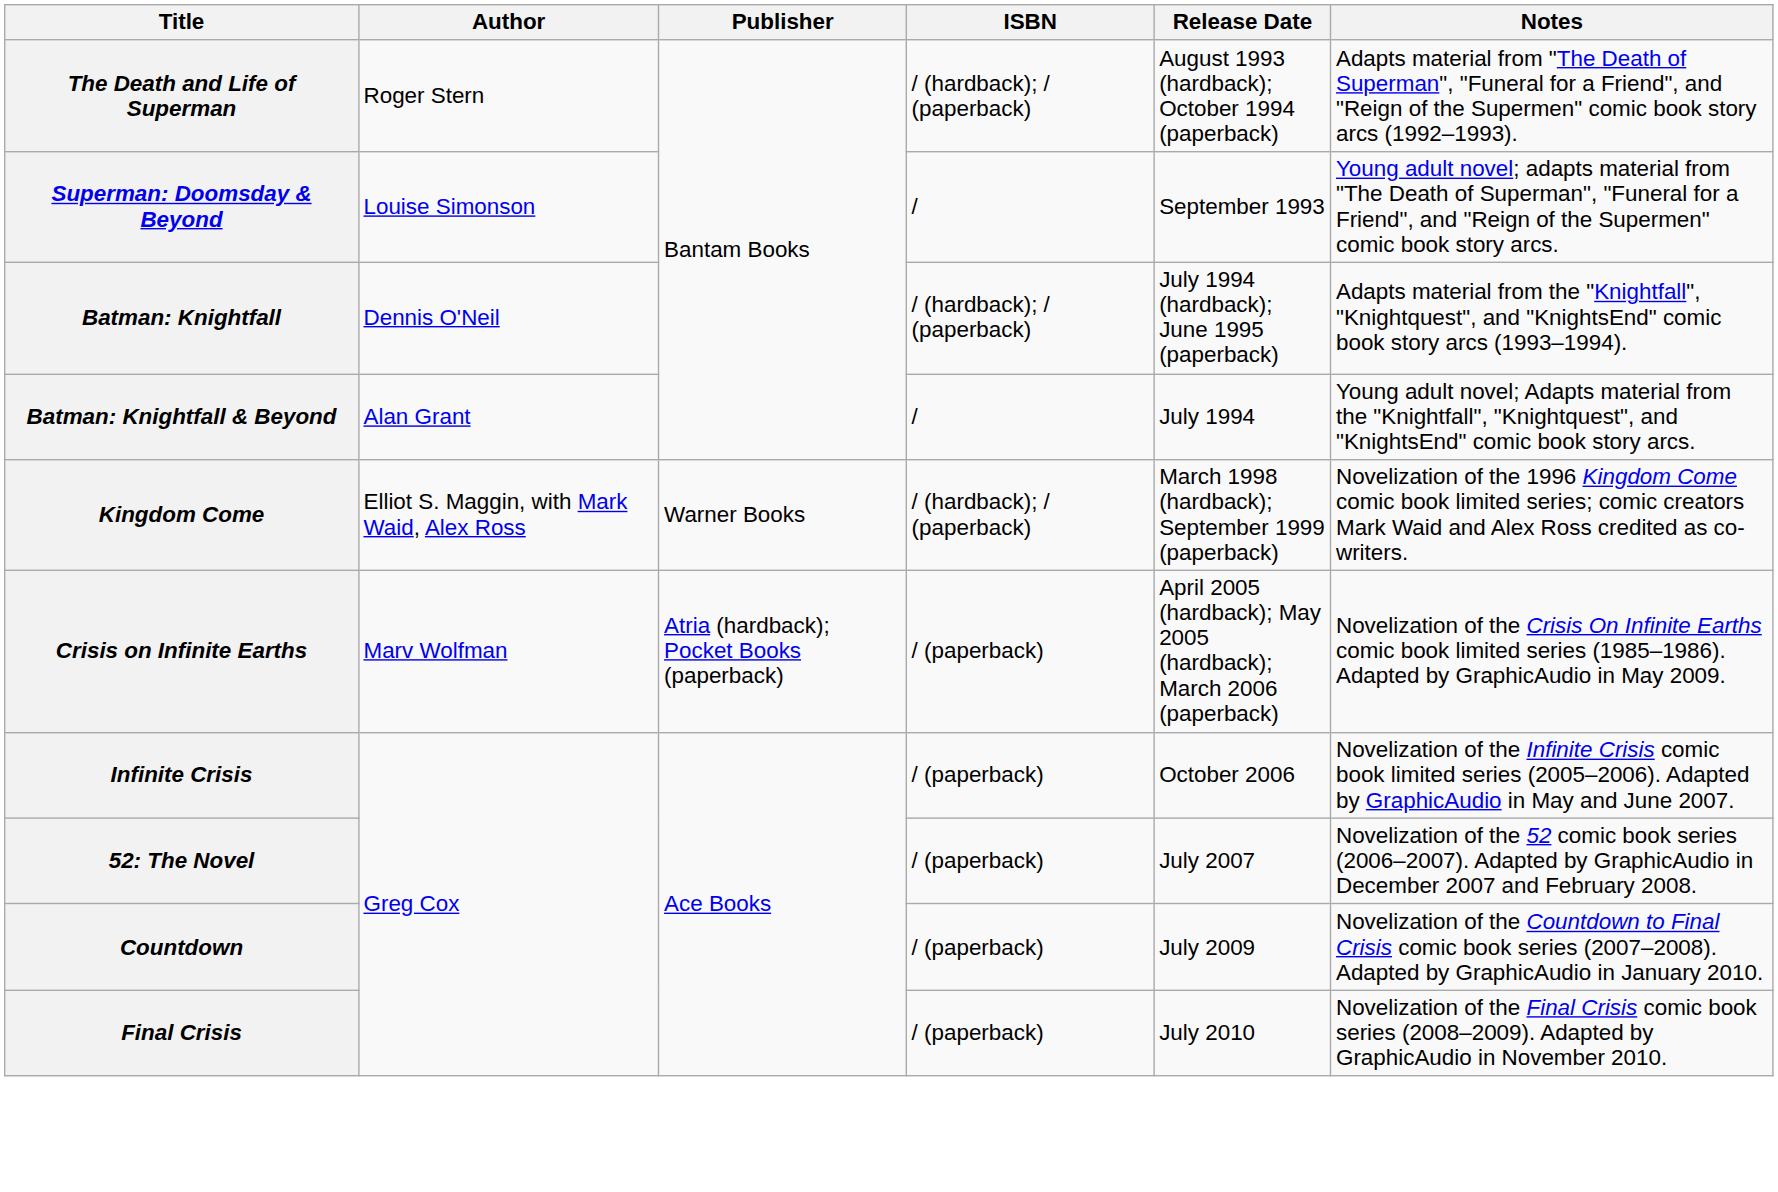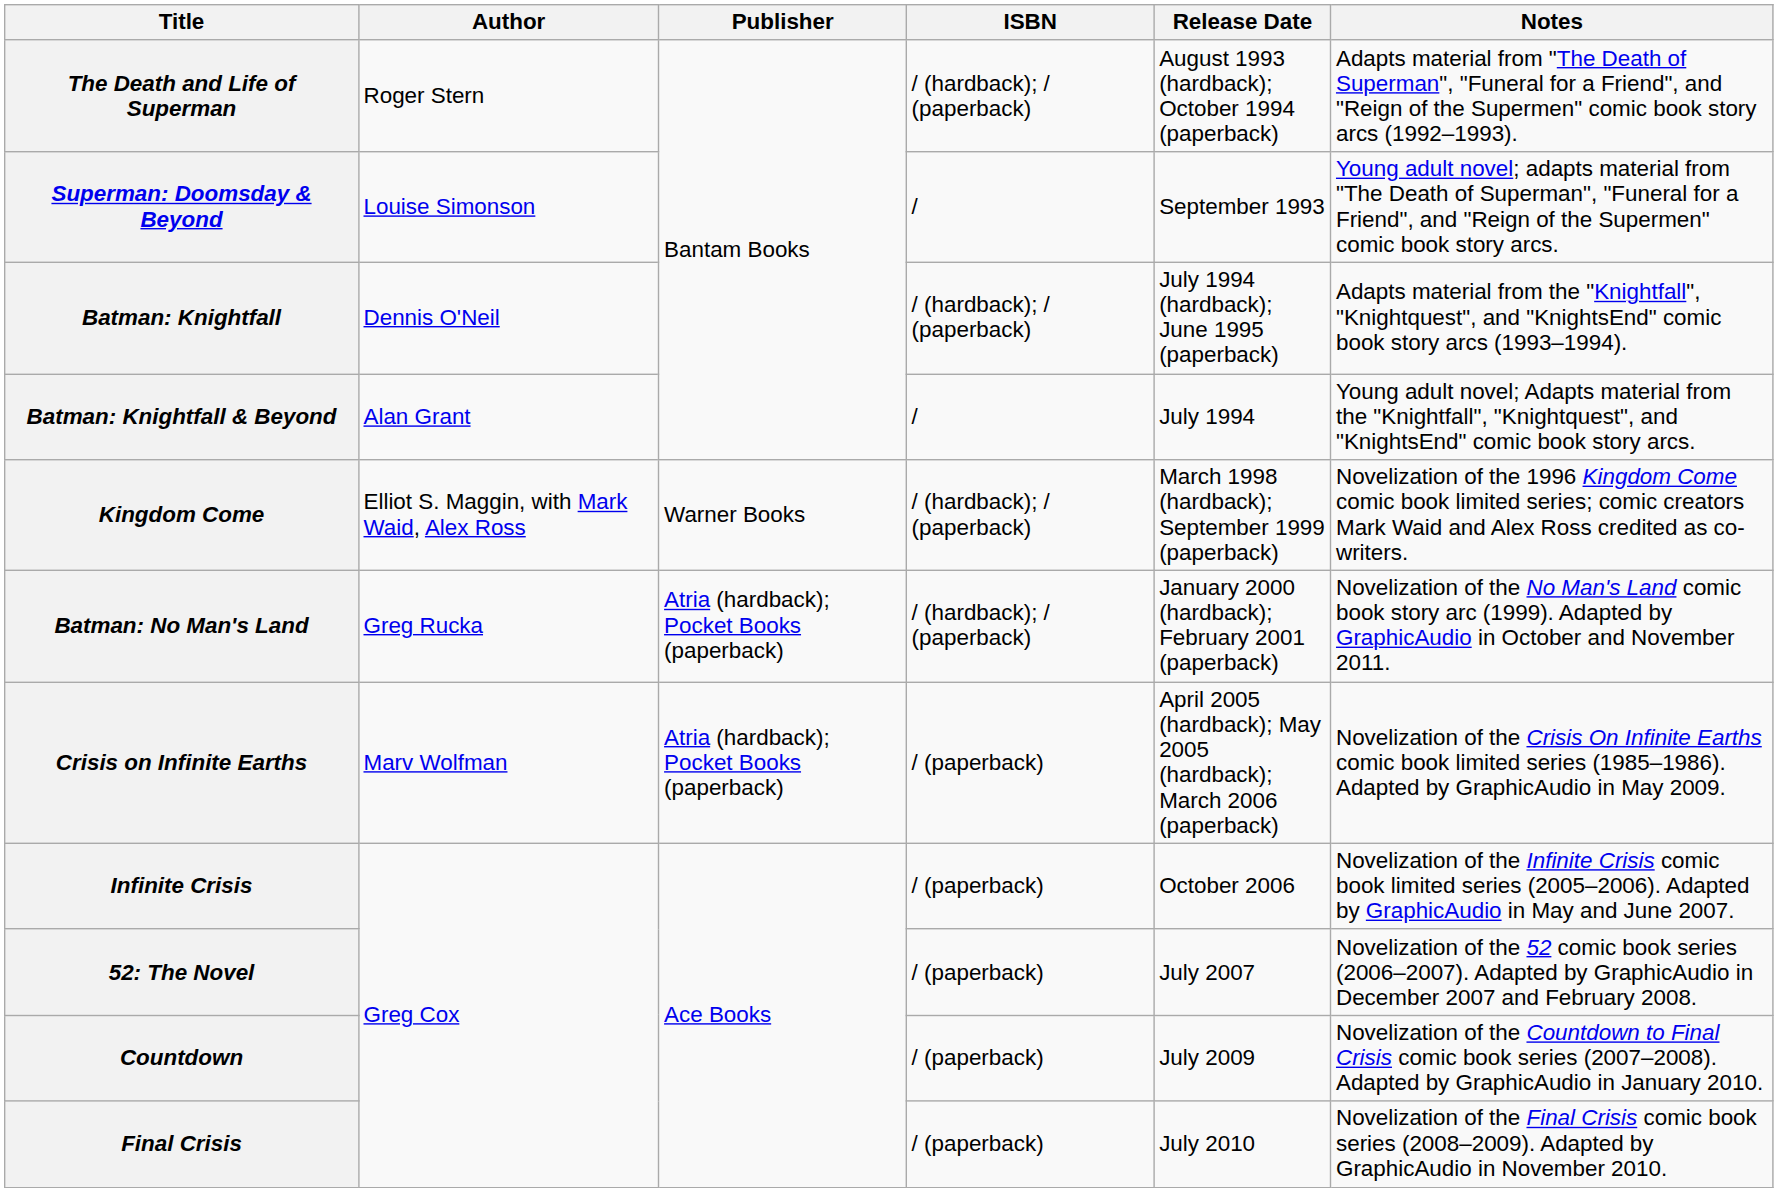+ row: (182, 626)
